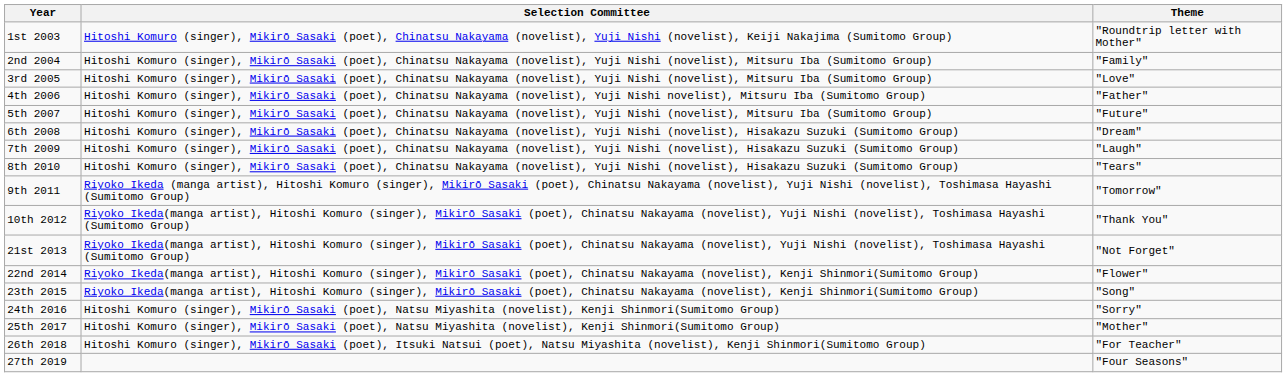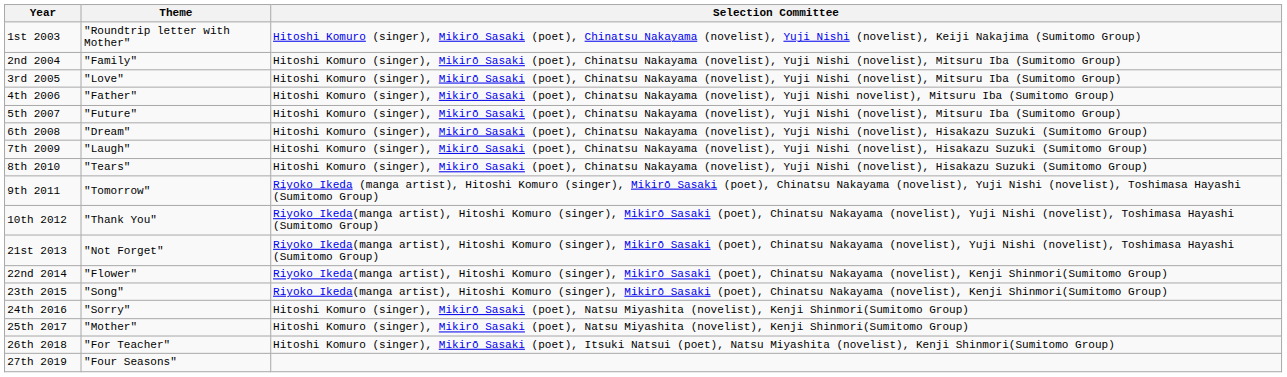columns swapped: (1187, 13) <-> (587, 13)
